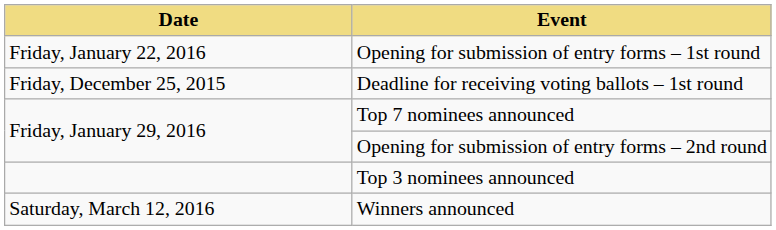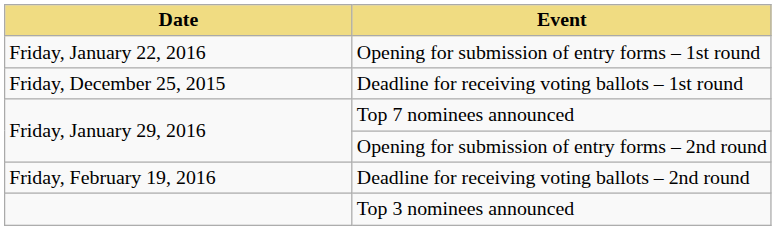+ row: (553, 177)
- row: (436, 209)
